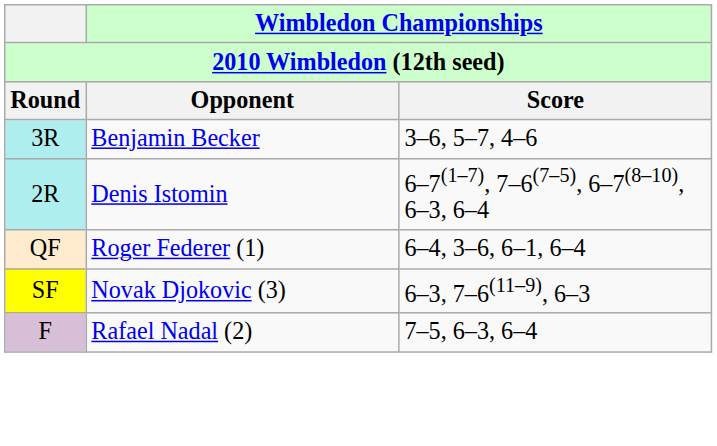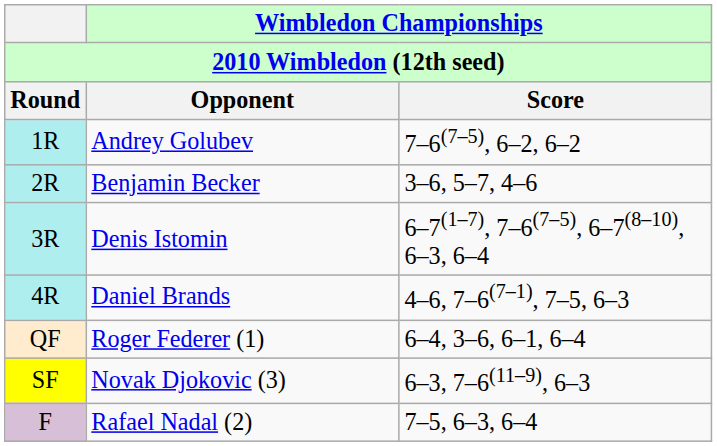+ row: (172, 141)
(45, 138) 3R -> (45, 183) 2R
(45, 193) 2R -> (45, 238) 3R
+ row: (161, 297)
